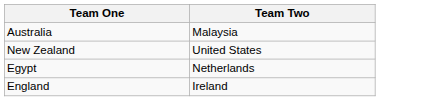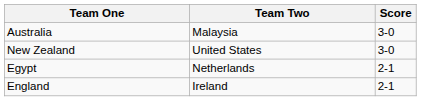+ column: (396, 13)
